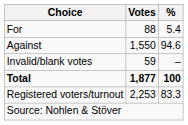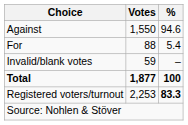rows swapped: (15, 29) <-> (24, 45)
(171, 95) normal -> (171, 95) bold
